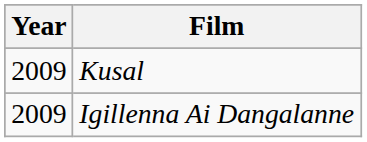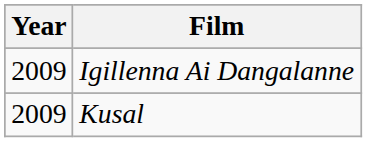rows swapped: (217, 114) <-> (112, 70)
